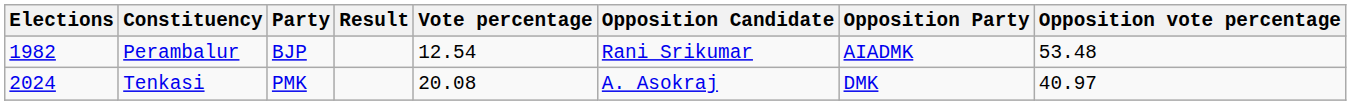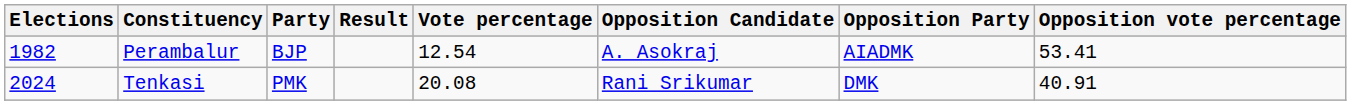(677, 52) Rani Srikumar -> (660, 52) A. Asokraj
(1068, 52) 53.48 -> (1068, 52) 53.41
(660, 84) A. Asokraj -> (677, 84) Rani Srikumar
(1068, 84) 40.97 -> (1068, 84) 40.91
